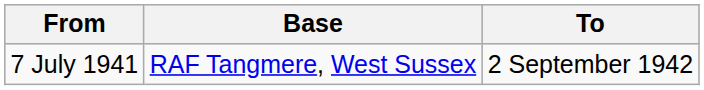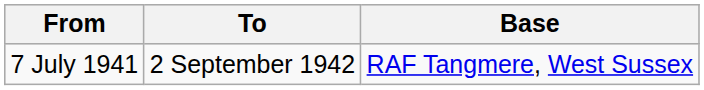columns swapped: (590, 24) <-> (313, 24)
